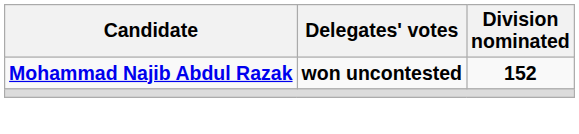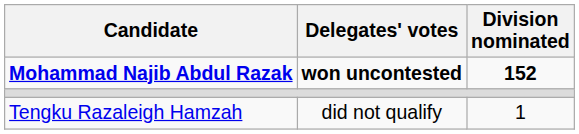+ row: (126, 112)
